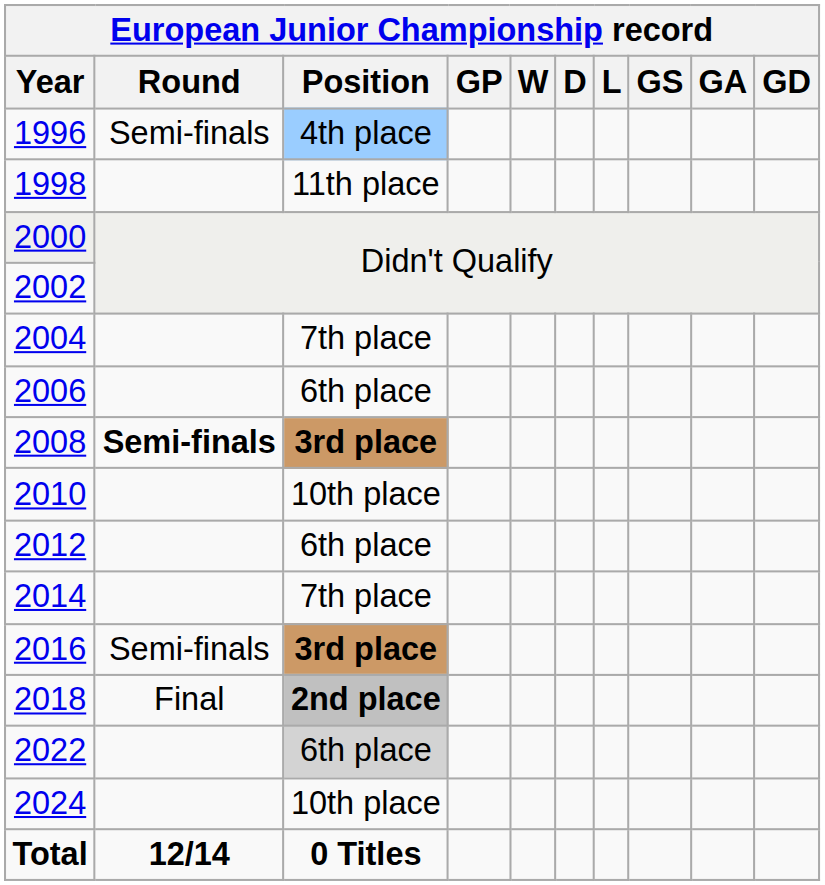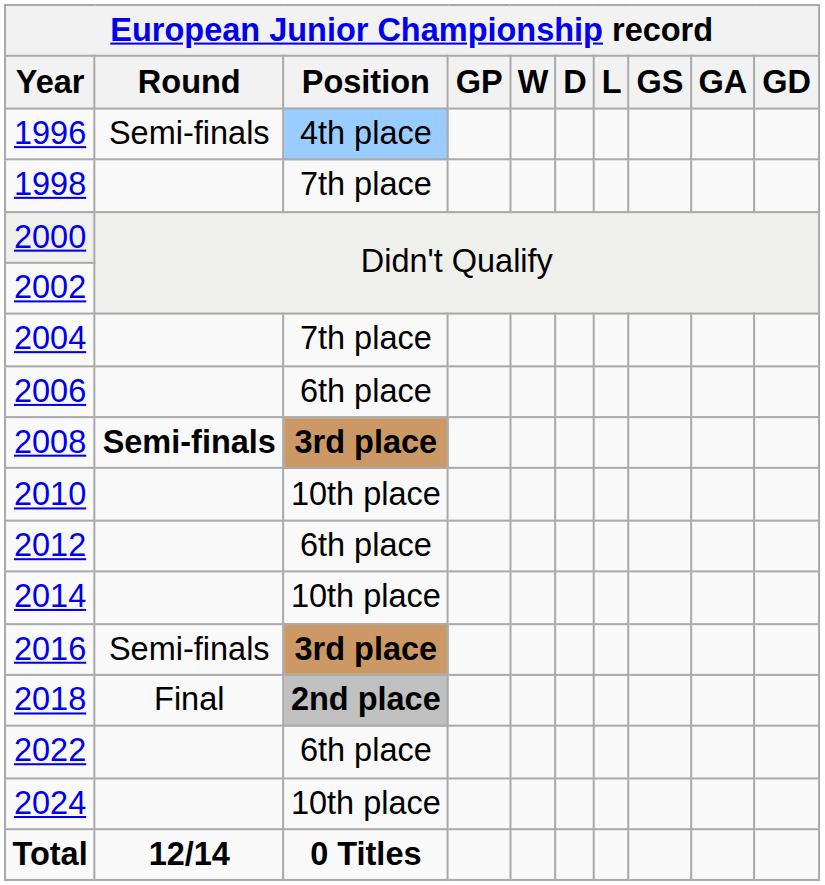(366, 184) 11th place -> (366, 184) 7th place
(366, 596) 7th place -> (366, 596) 10th place
(366, 751) lightgrey background -> (366, 751) no background
